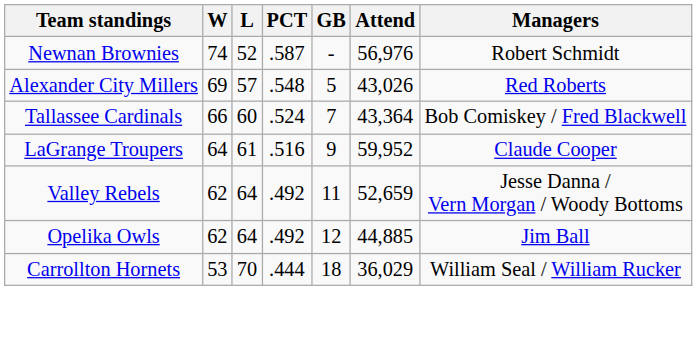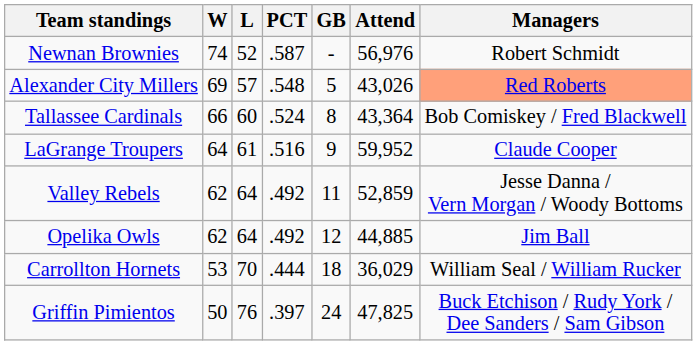(555, 85) no background -> (555, 85) lightsalmon background
(331, 117) 7 -> (331, 117) 8
(385, 193) 52,659 -> (385, 193) 52,859
+ row: (104, 312)
